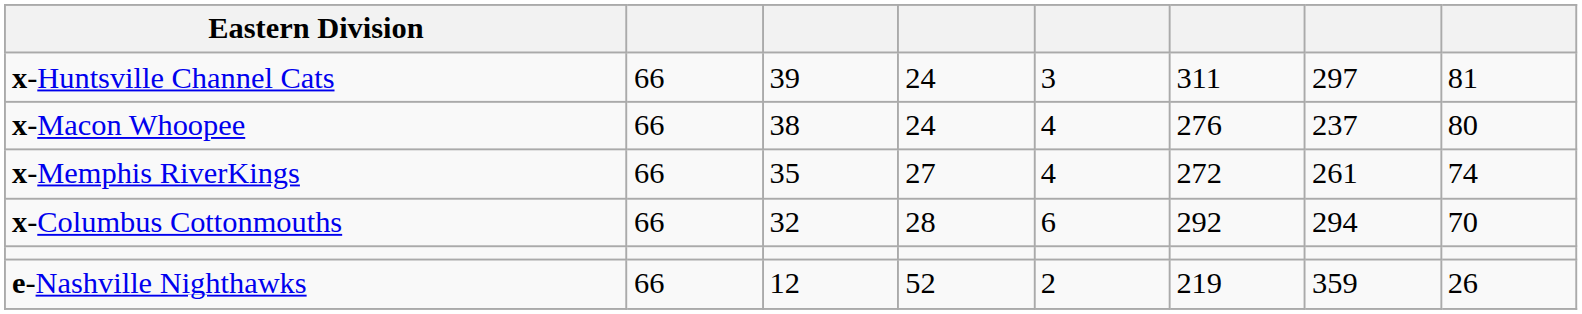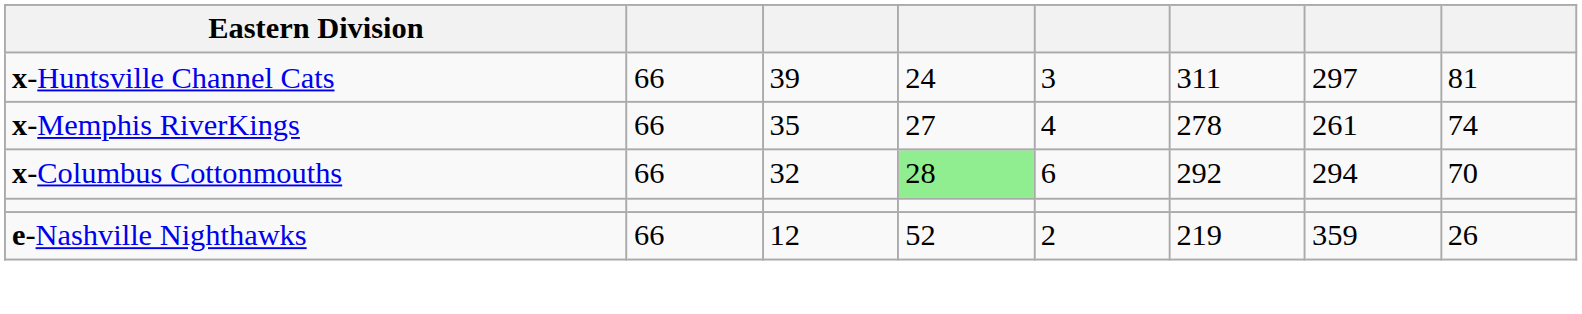- row: (129, 125)
(1199, 173) 272 -> (1199, 125) 278
(920, 221) no background -> (920, 173) lightgreen background
